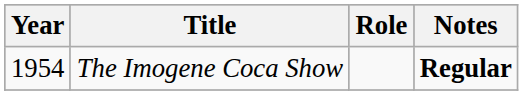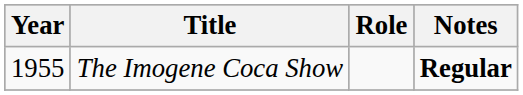(38, 68) 1954 -> (38, 68) 1955
